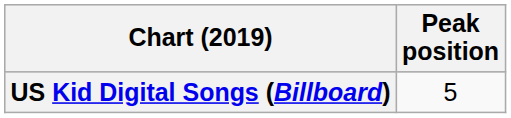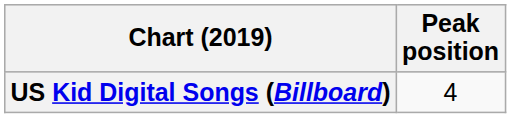(451, 91) 5 -> (451, 91) 4
